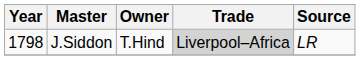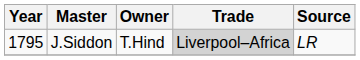(26, 42) 1798 -> (26, 42) 1795
